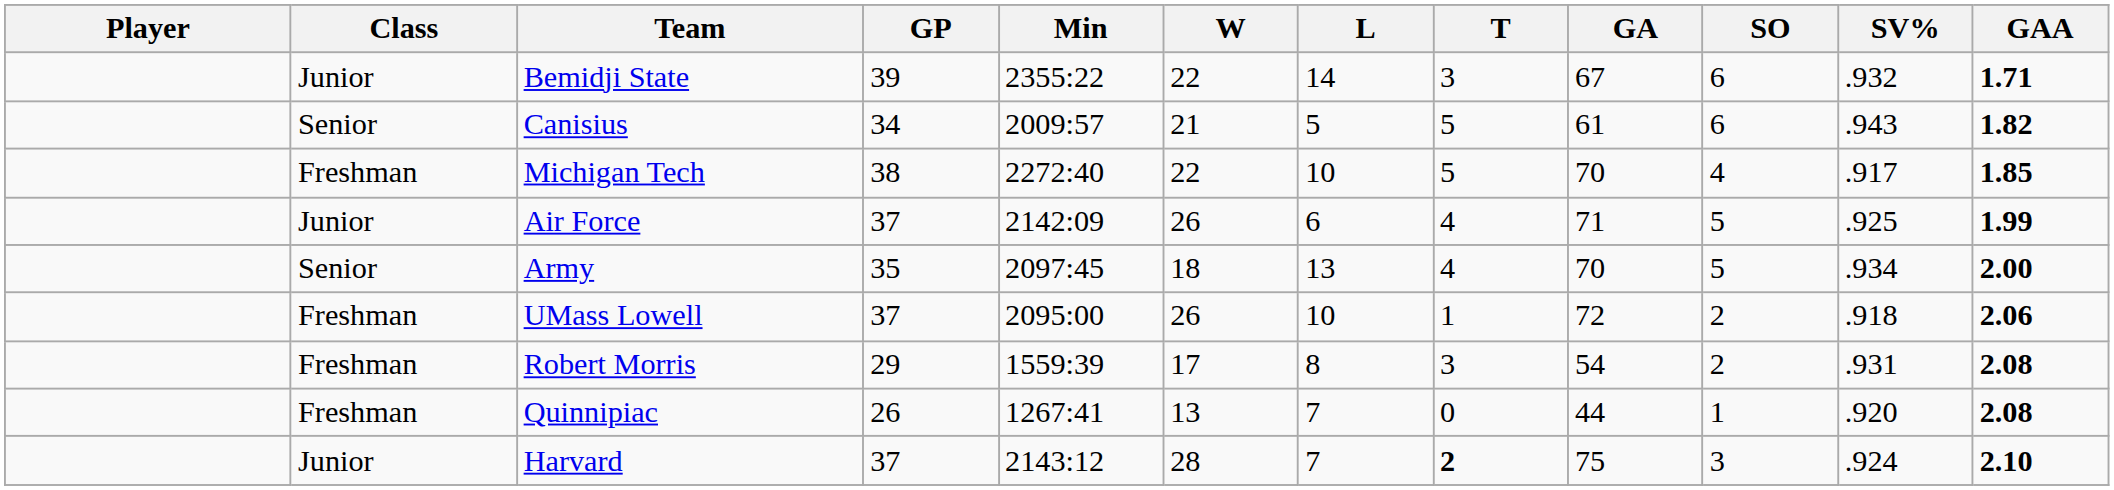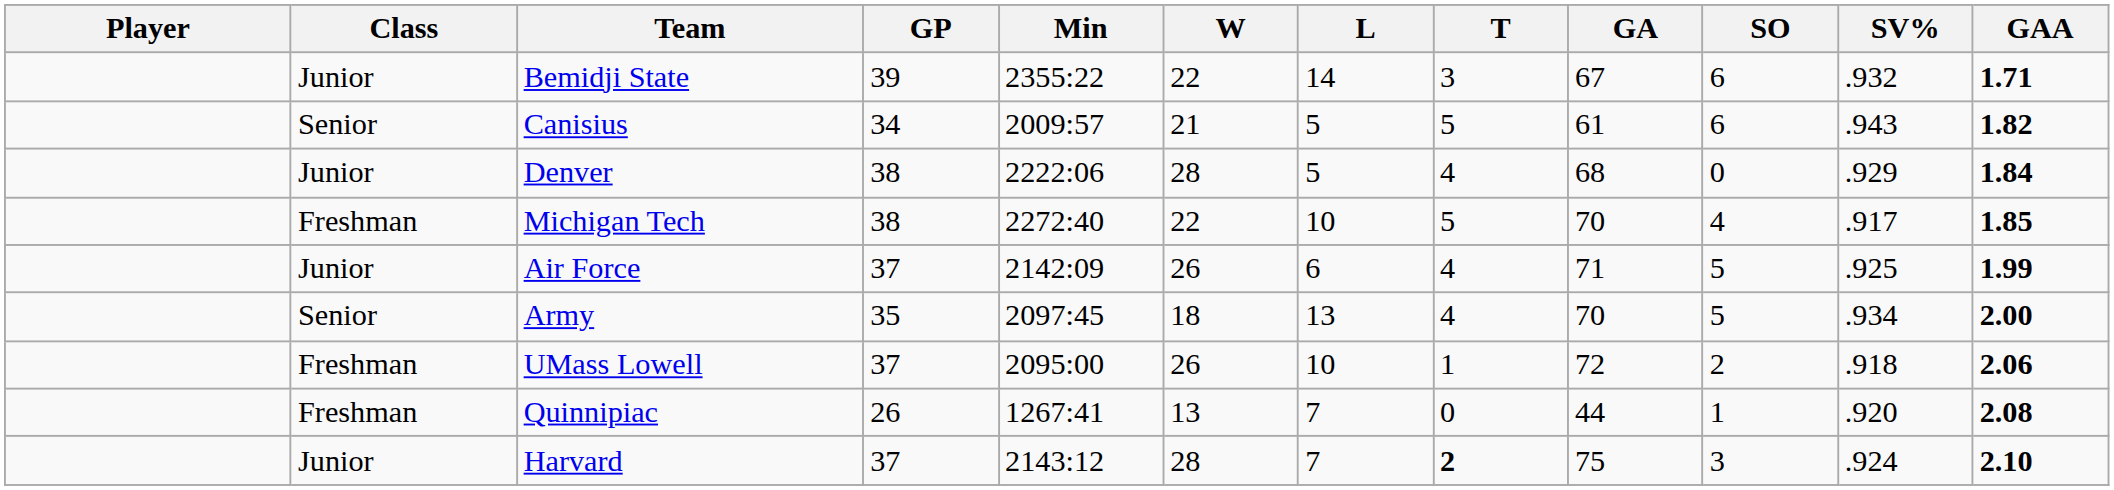+ row: (568, 172)
- row: (610, 364)
